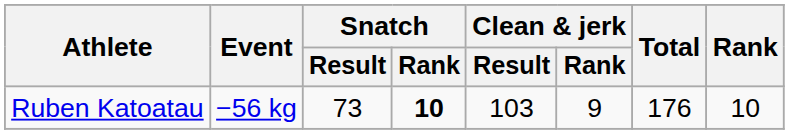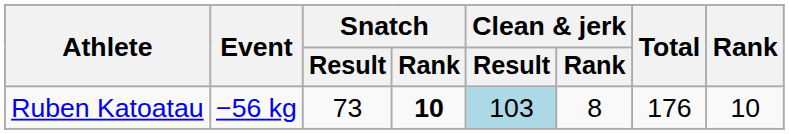(512, 108) no background -> (512, 108) lightblue background
(595, 108) 9 -> (595, 108) 8
